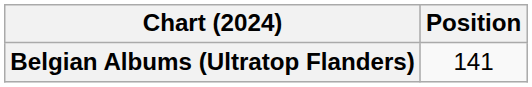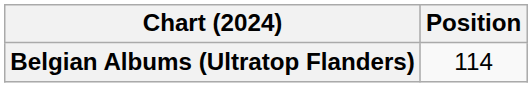(474, 61) 141 -> (474, 61) 114
